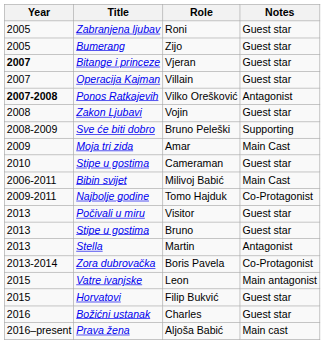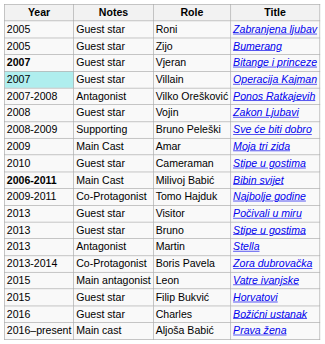columns swapped: (118, 12) <-> (280, 12)
(19, 79) no background -> (19, 79) paleturquoise background
(32, 96) bold -> (32, 96) normal
(32, 180) normal -> (32, 180) bold
